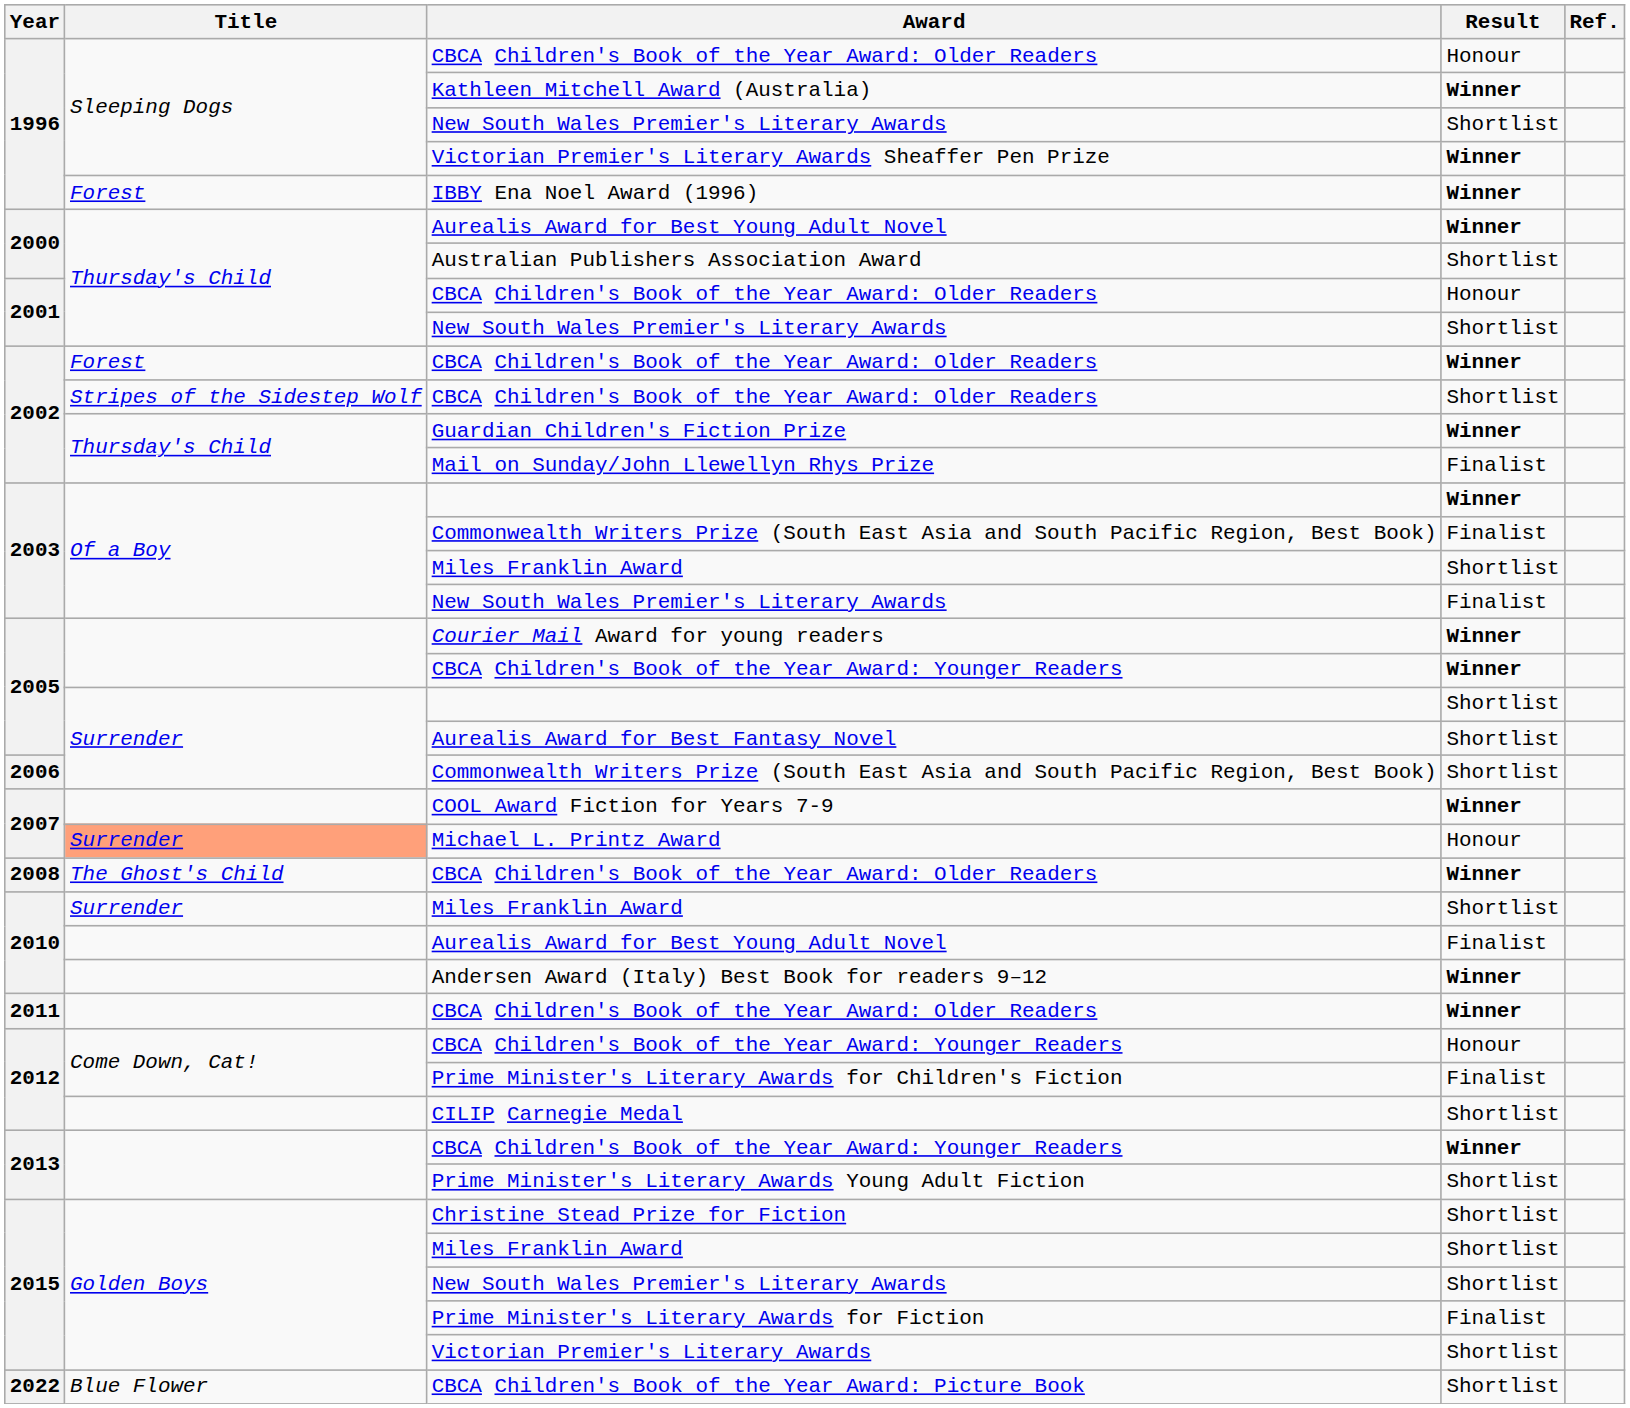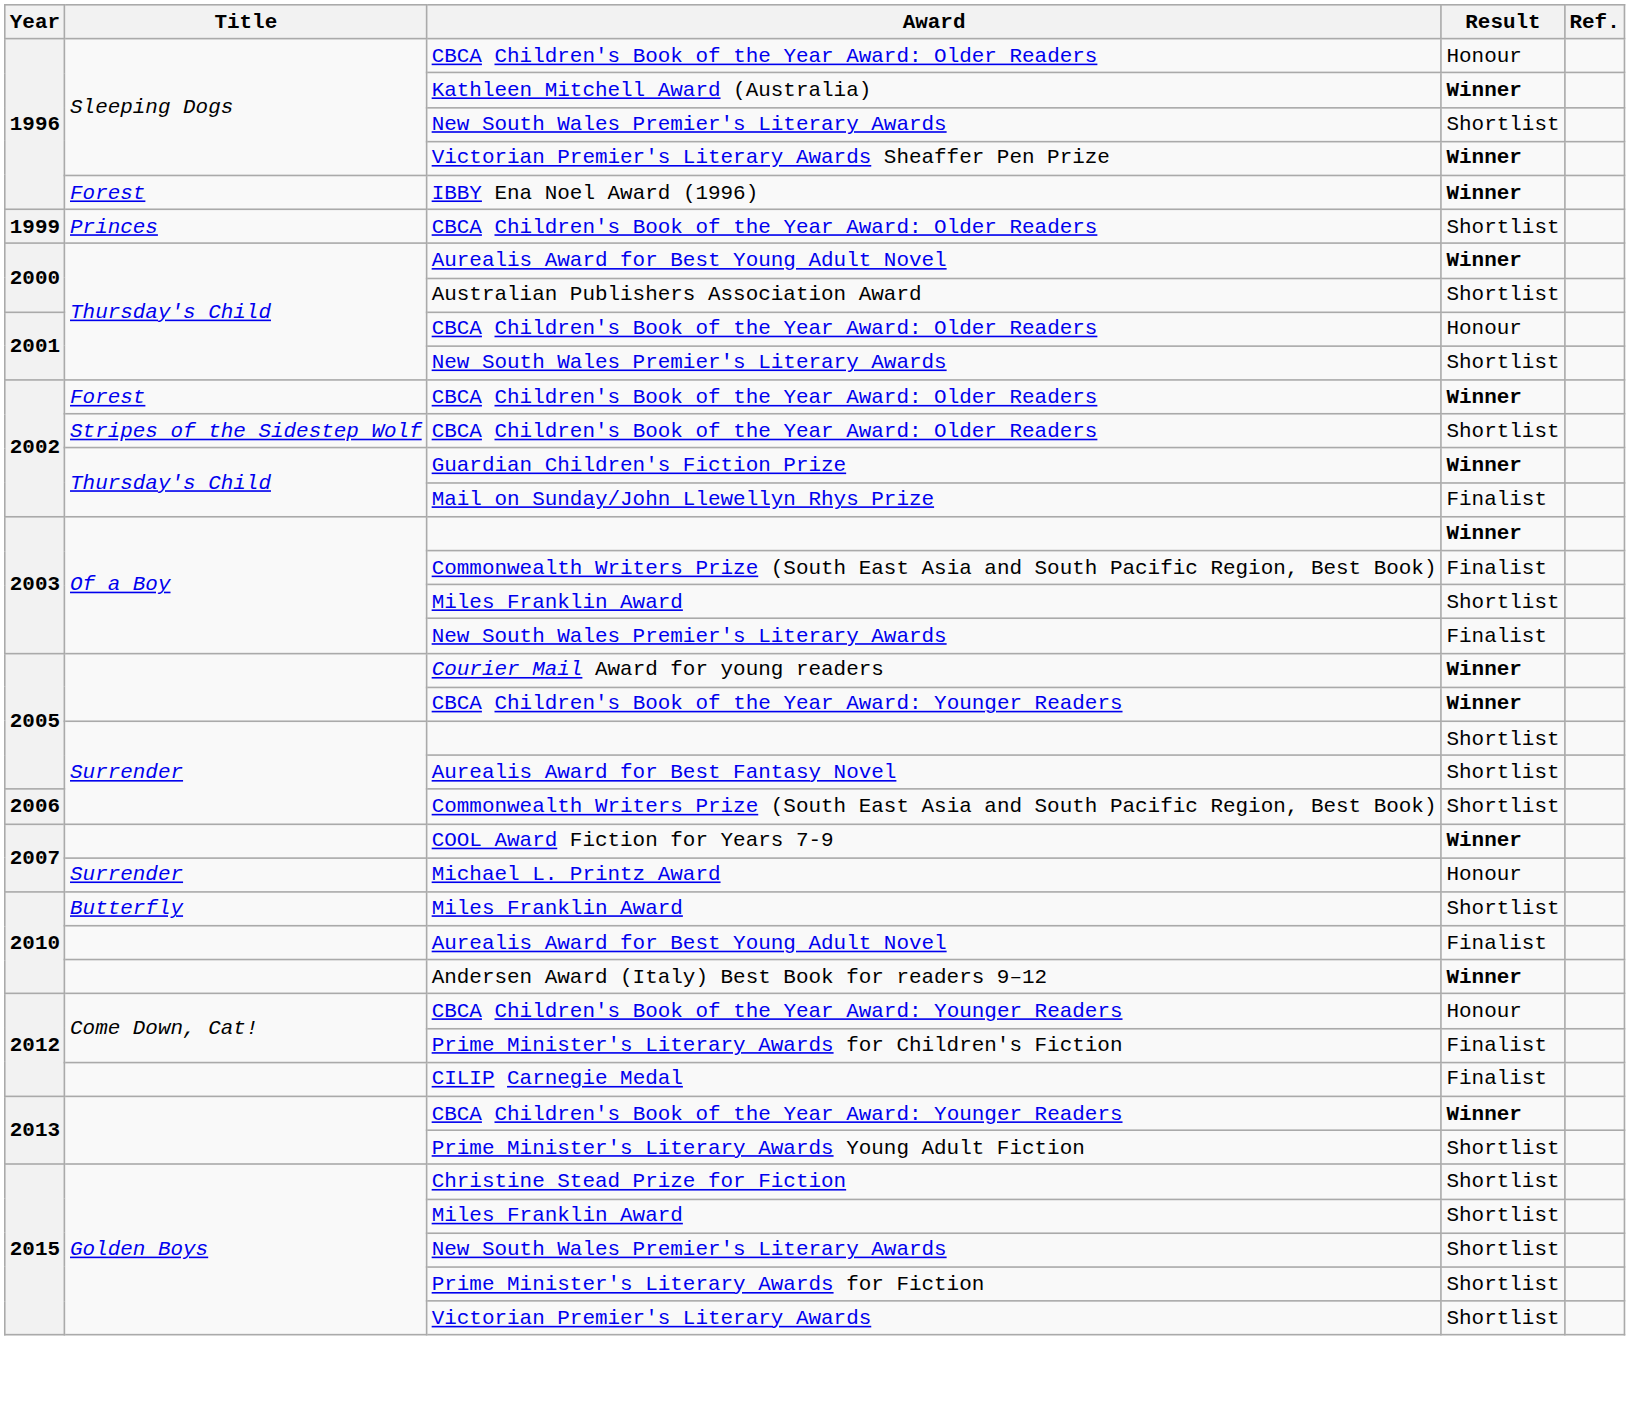+ row: (35, 227)
(127, 841) lightsalmon background -> (127, 875) no background
- row: (35, 875)
(127, 909) Surrender -> (127, 909) Butterfly
- row: (35, 1011)
(1503, 1113) Shortlist -> (1497, 1079) Finalist
(1497, 1318) Finalist -> (1503, 1284) Shortlist
- row: (35, 1386)
